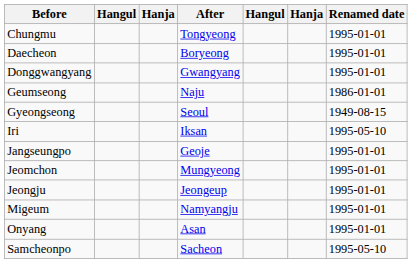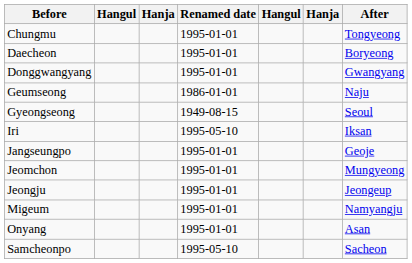columns swapped: (210, 14) <-> (367, 14)
